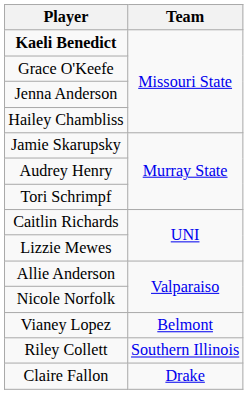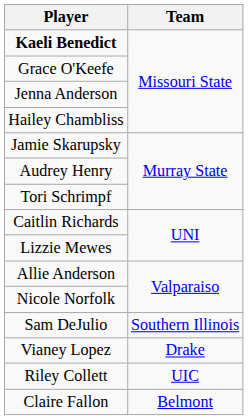+ row: (66, 324)
(185, 324) Belmont -> (185, 350) Drake
(185, 350) Southern Illinois -> (185, 376) UIC
(185, 376) Drake -> (185, 401) Belmont
